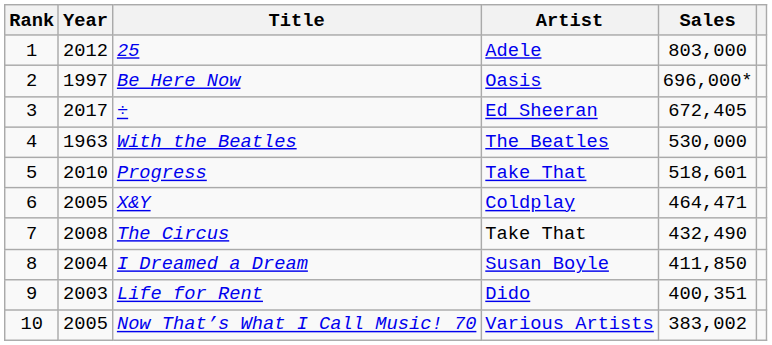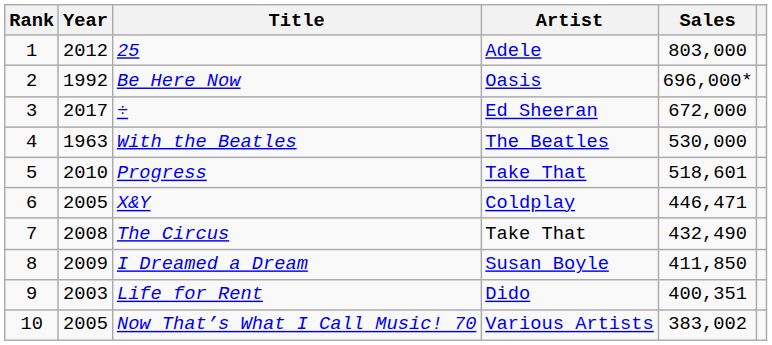(86, 81) 1997 -> (86, 81) 1992
(708, 112) 672,405 -> (708, 112) 672,000
(708, 203) 464,471 -> (708, 203) 446,471
(86, 264) 2004 -> (86, 264) 2009
